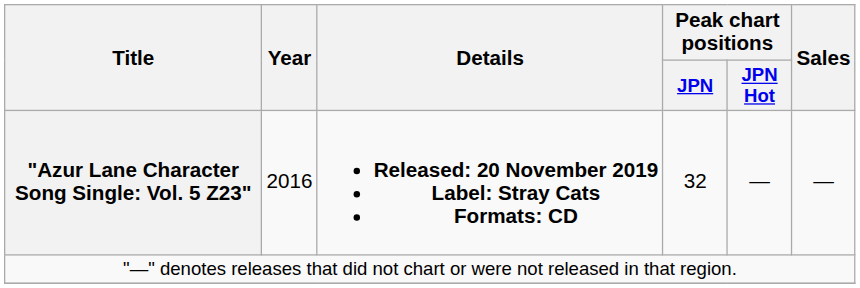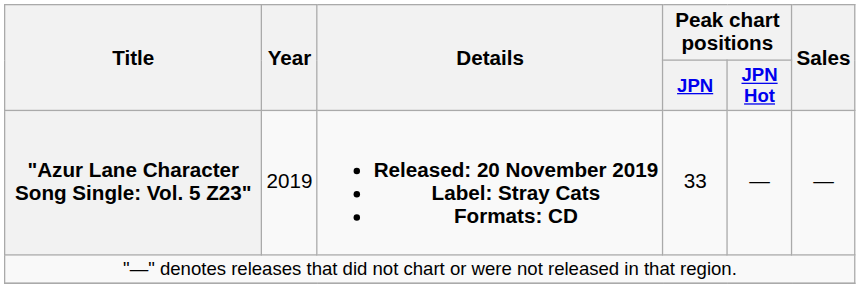(290, 182) 2016 -> (290, 182) 2019
(695, 182) 32 -> (695, 182) 33
